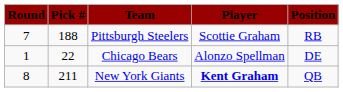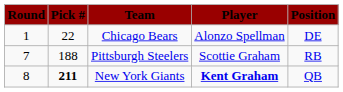rows swapped: (140, 55) <-> (140, 35)
(68, 76) normal -> (68, 76) bold
